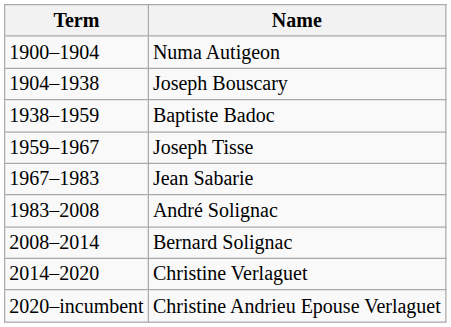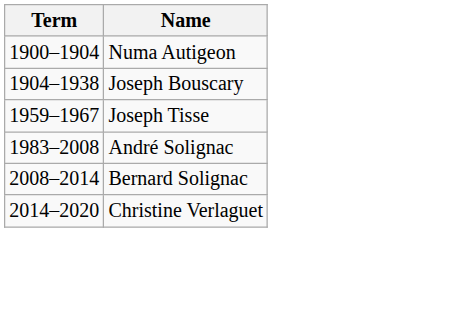- row: (214, 115)
- row: (203, 178)
- row: (297, 305)
